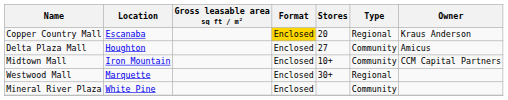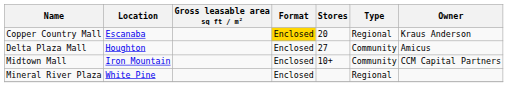- row: (39, 75)
(374, 88) Community -> (372, 75) Regional
